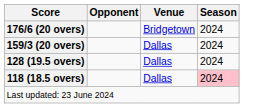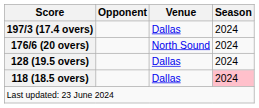+ row: (50, 29)
(169, 29) Bridgetown -> (181, 46) North Sound
- row: (46, 46)
